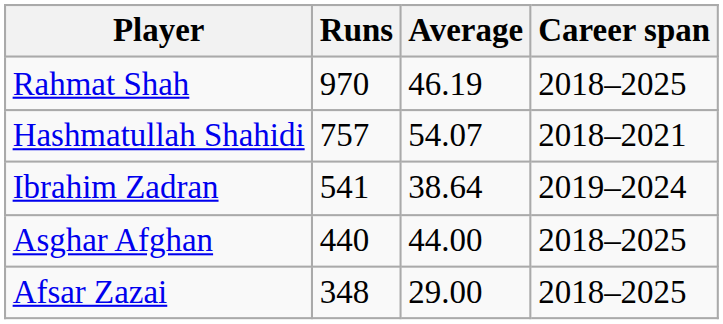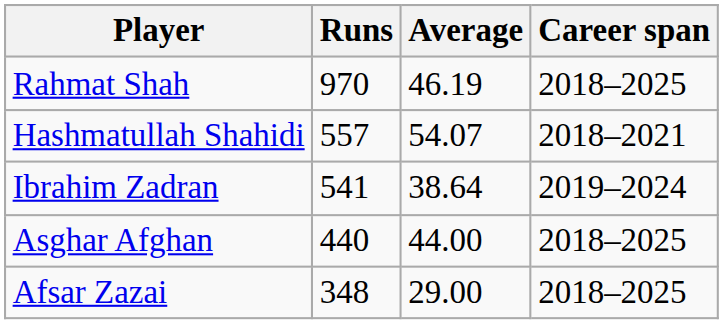(345, 135) 757 -> (345, 135) 557
